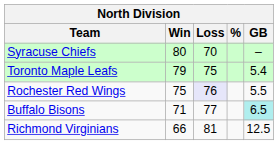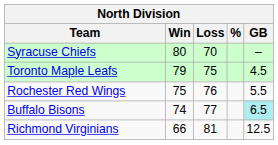(258, 71) 5.4 -> (258, 71) 4.5
(210, 91) lavender background -> (210, 91) no background
(179, 110) 71 -> (179, 110) 74
